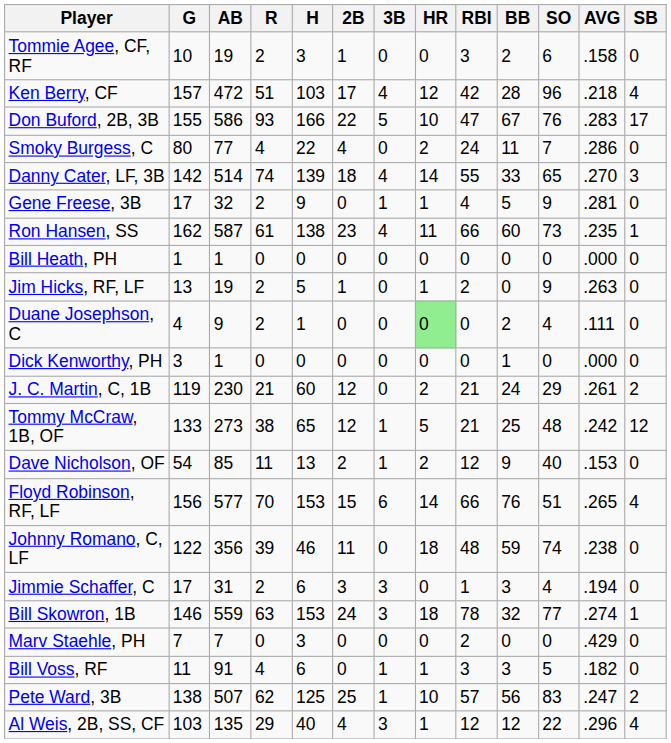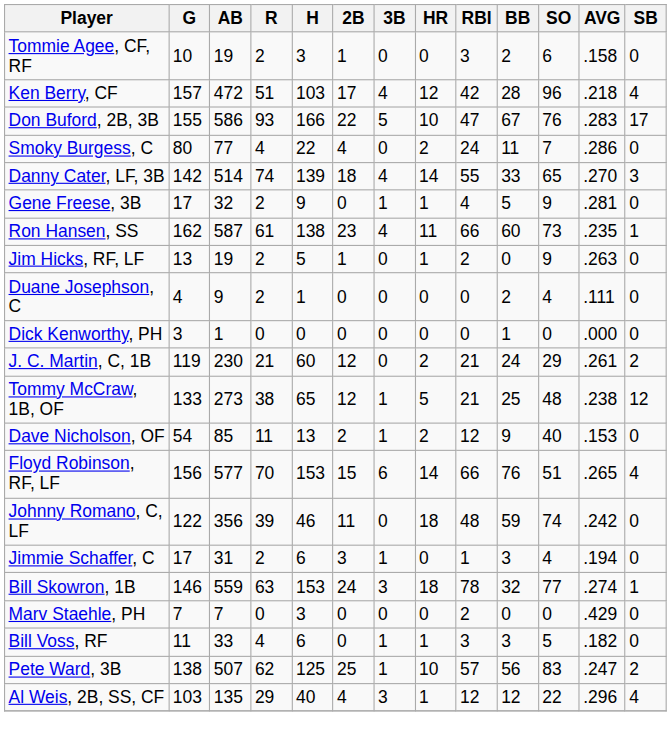- row: (63, 259)
(424, 324) lightgreen background -> (424, 296) no background
(600, 426) .242 -> (600, 399) .238
(600, 549) .238 -> (600, 521) .242
(383, 586) 3 -> (383, 558) 1
(224, 669) 91 -> (224, 641) 33
